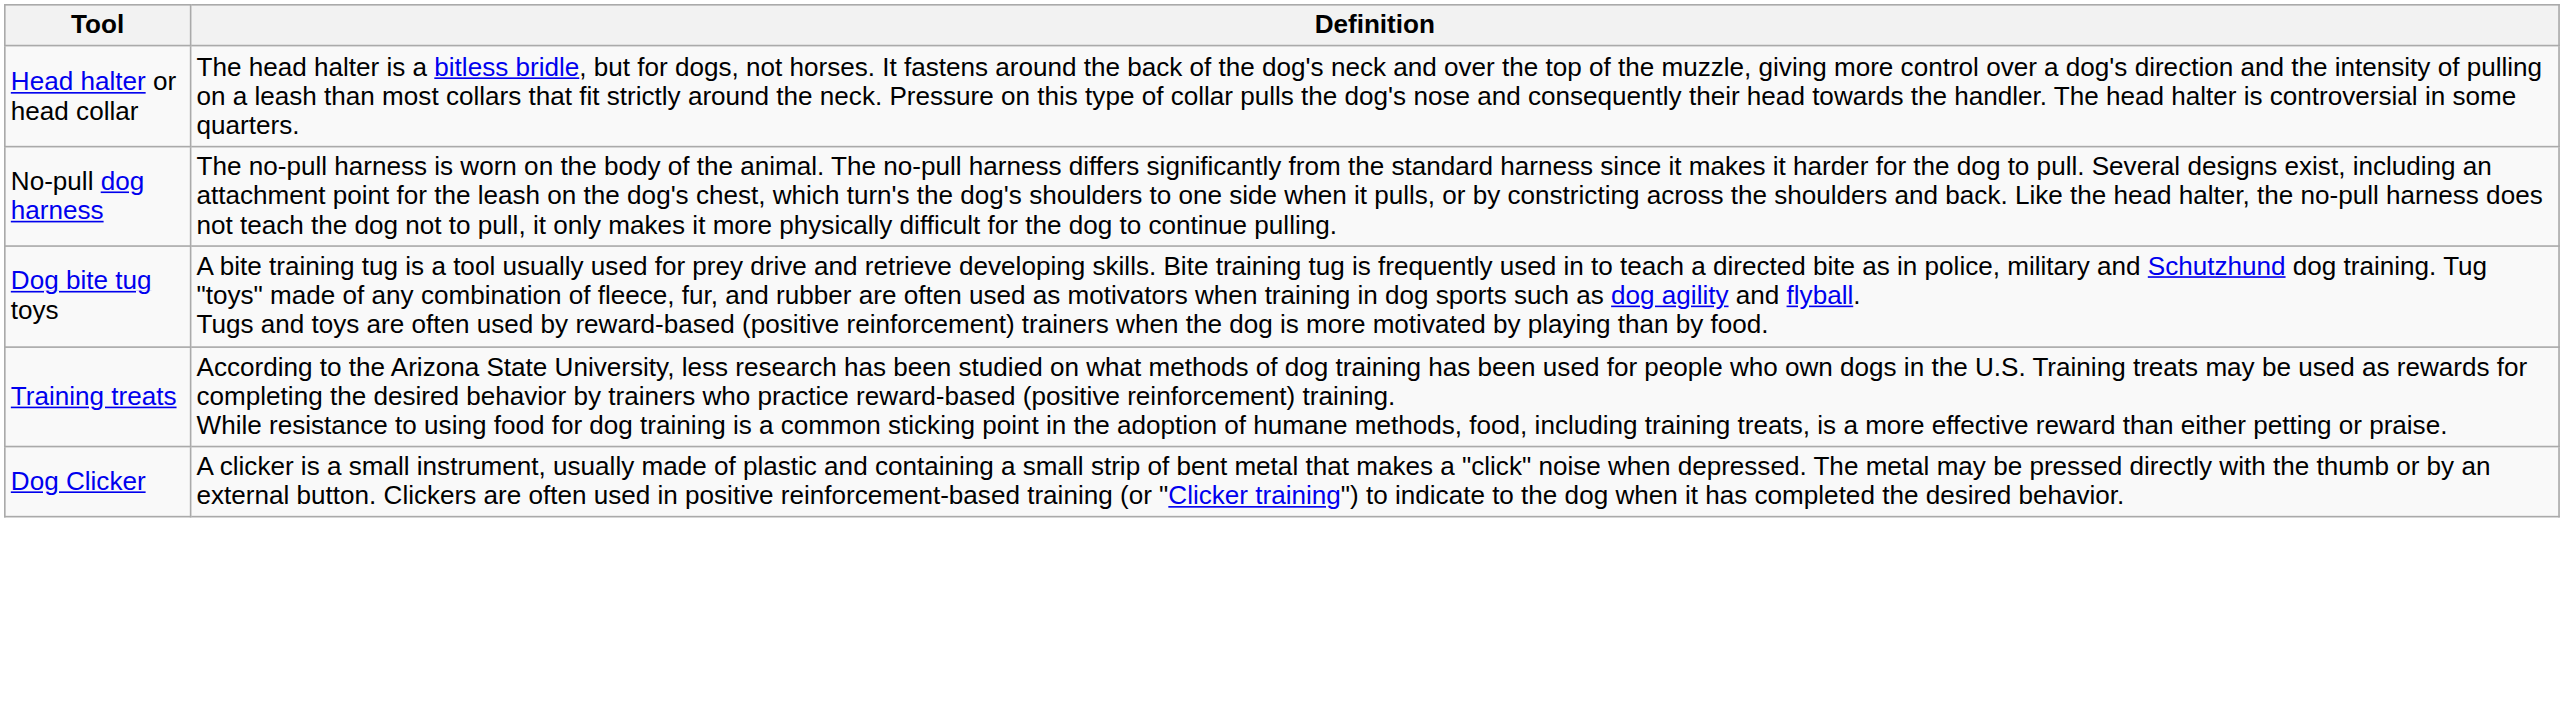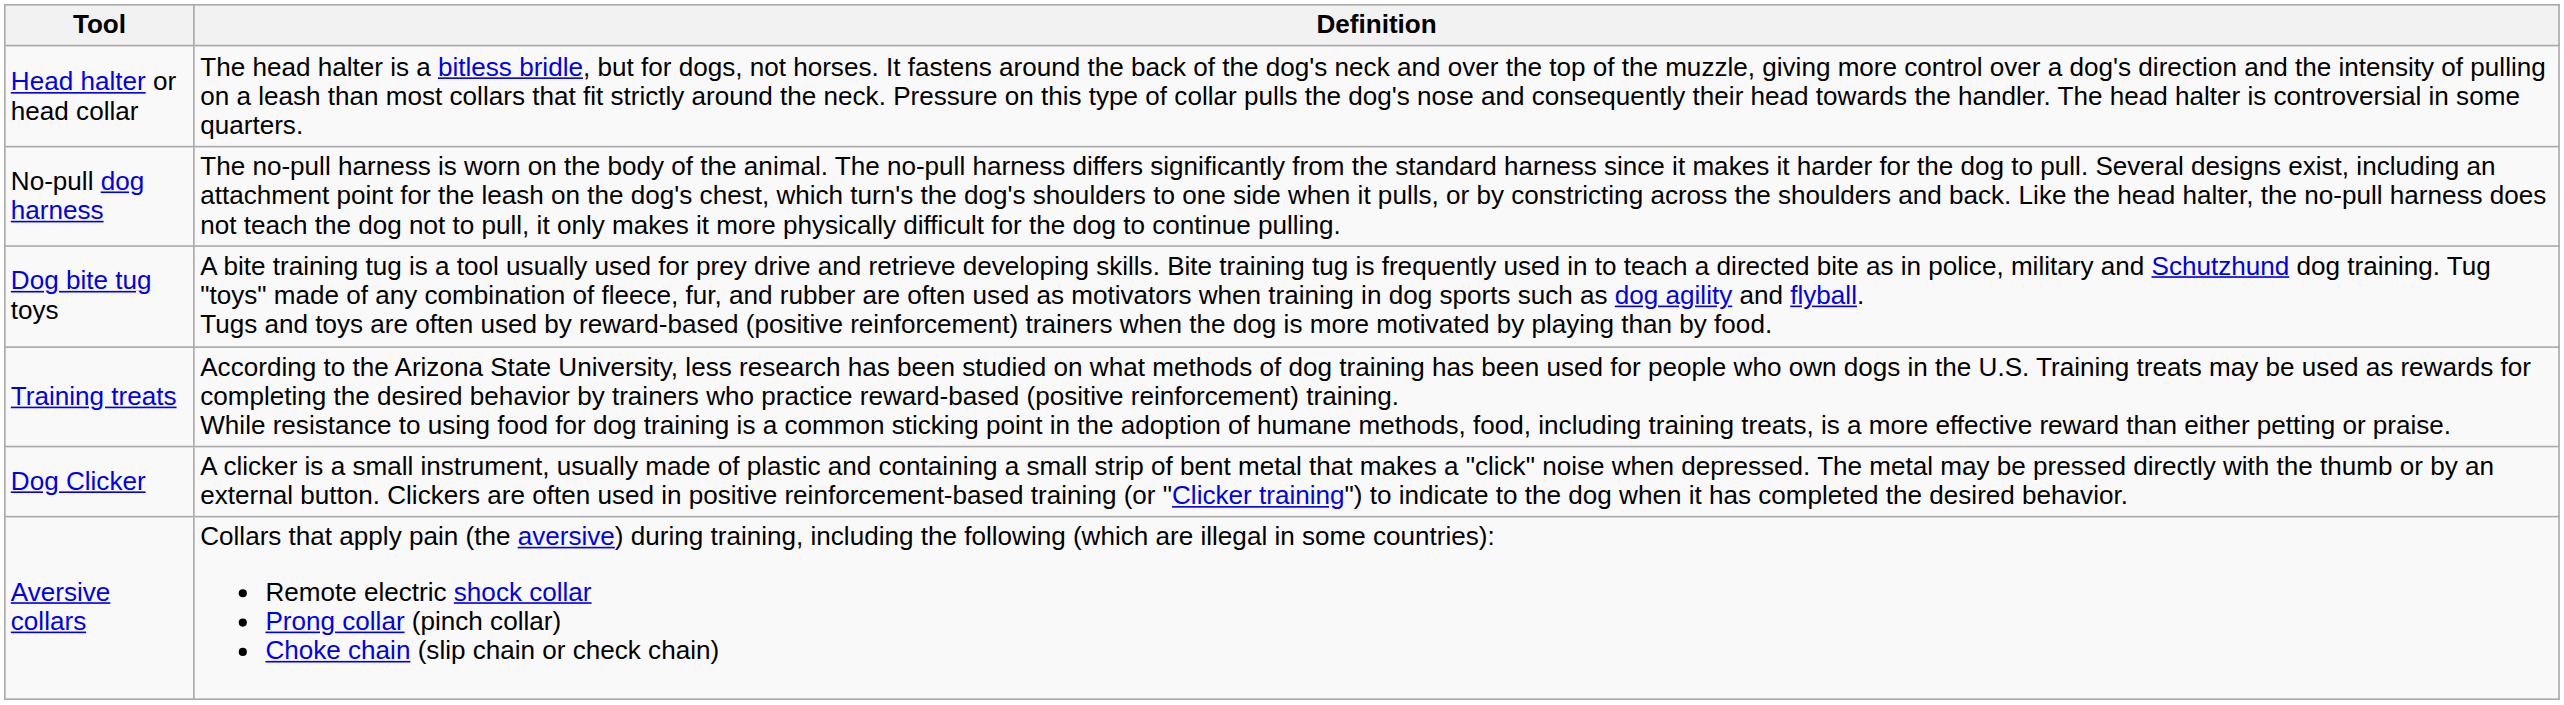+ row: (61, 607)
